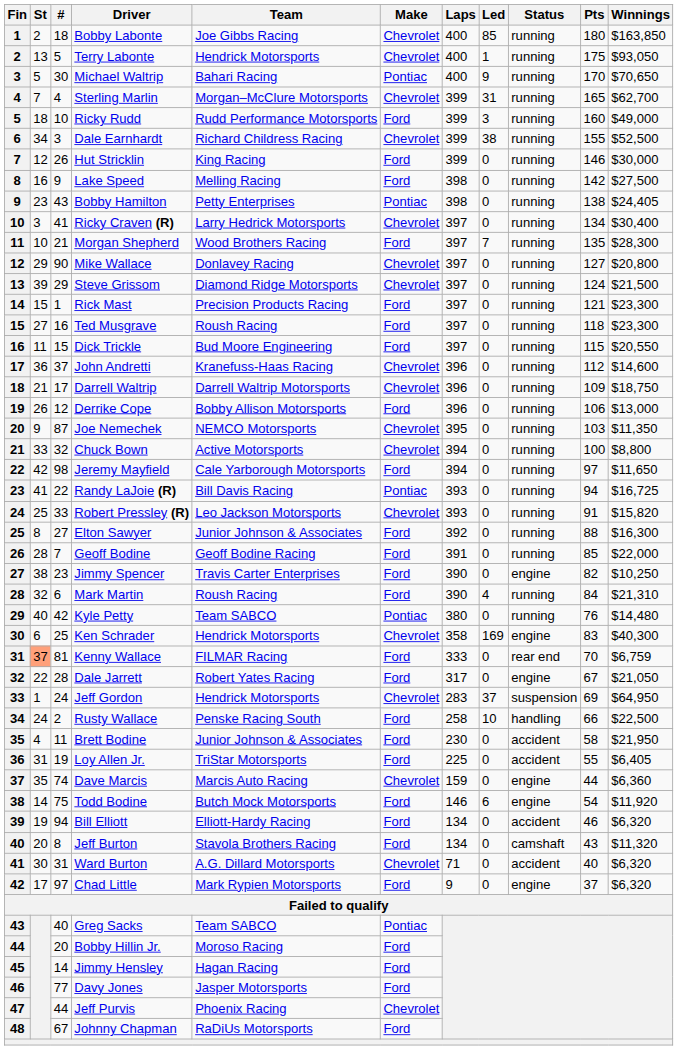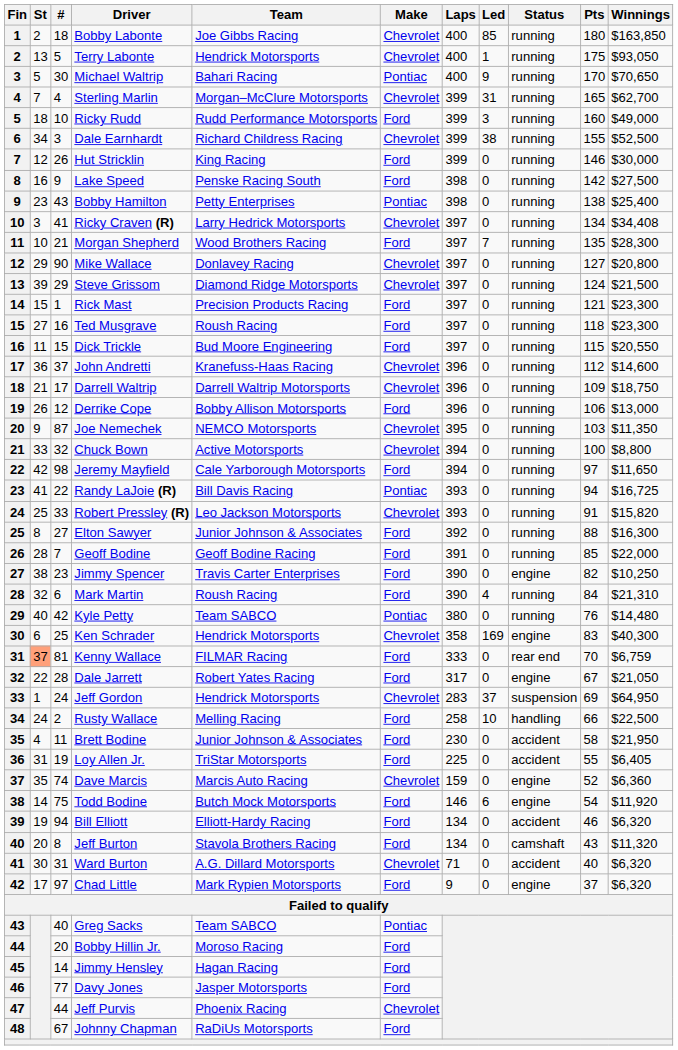(238, 181) Melling Racing -> (258, 181) Penske Racing South
(635, 201) $24,405 -> (635, 201) $25,400
(635, 222) $30,400 -> (635, 222) $34,408
(258, 719) Penske Racing South -> (238, 719) Melling Racing
(591, 781) 44 -> (591, 781) 52
